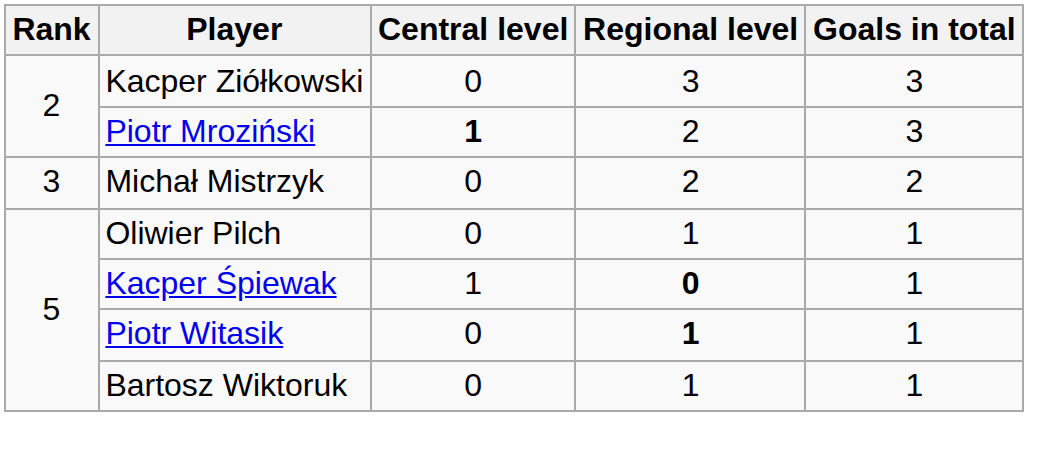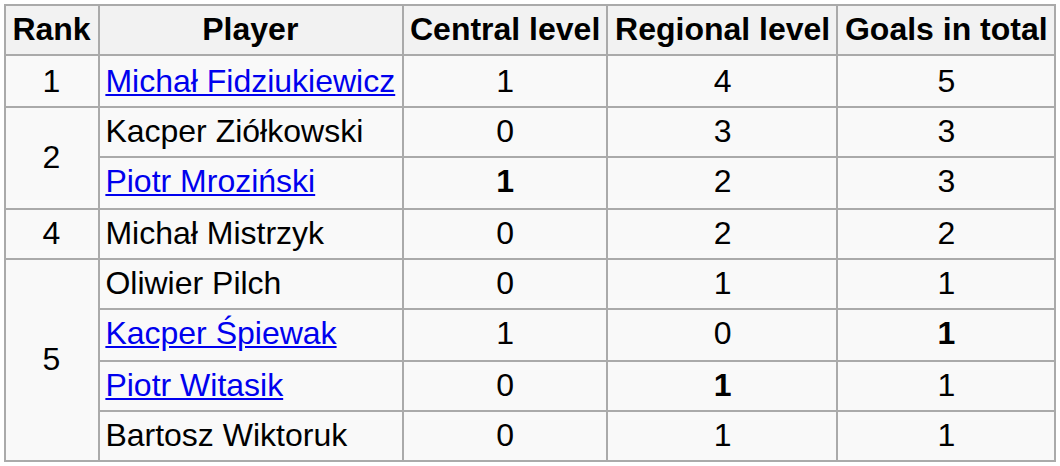+ row: (250, 80)
(52, 182) 3 -> (52, 232) 4
(691, 283) bold -> (723, 334) normal
(914, 283) normal -> (946, 334) bold
